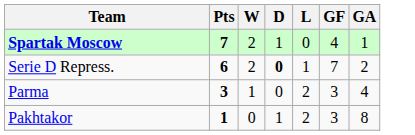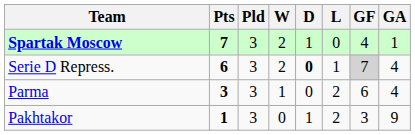+ column: (253, 17)
(334, 67) no background -> (364, 67) lightgrey background
(364, 67) 2 -> (395, 67) 4
(334, 92) 3 -> (364, 92) 6
(364, 117) 8 -> (395, 117) 9
